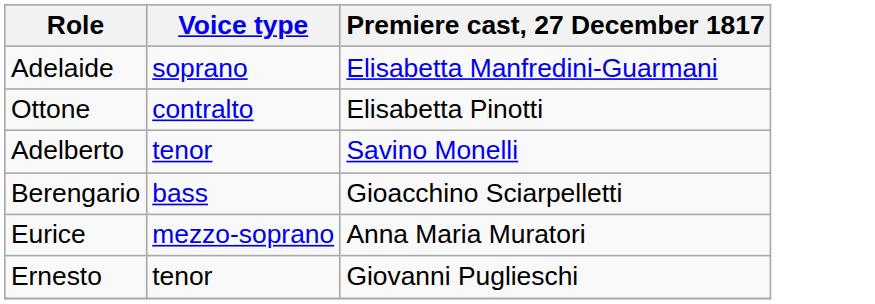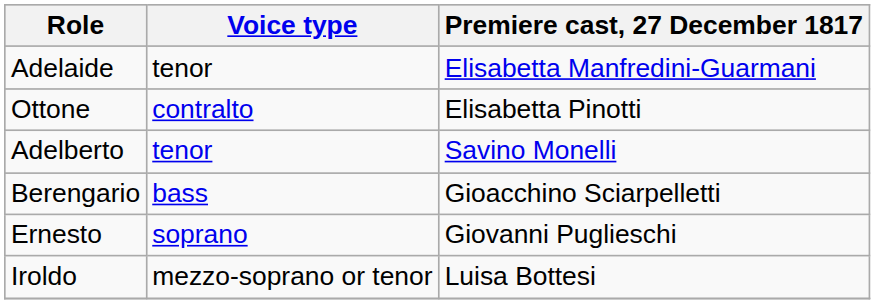(200, 67) soprano -> (182, 67) tenor
- row: (48, 234)
(182, 276) tenor -> (200, 234) soprano
+ row: (44, 276)
